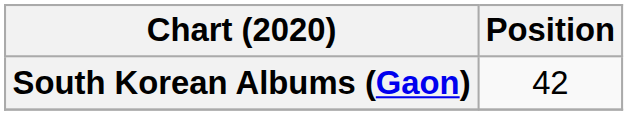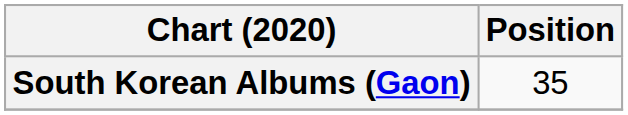(550, 82) 42 -> (550, 82) 35
